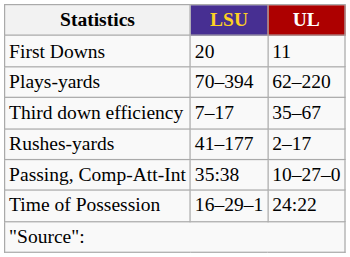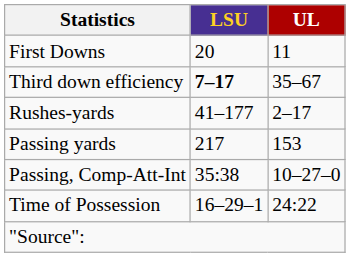- row: (55, 81)
(214, 112) normal -> (214, 81) bold
+ row: (63, 143)
